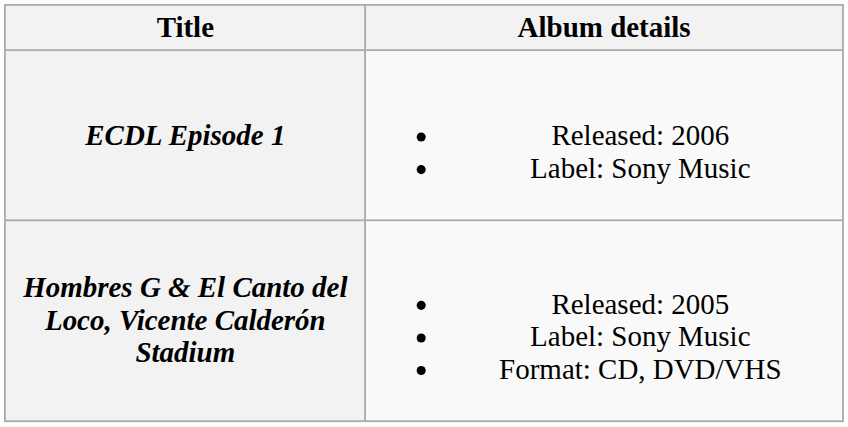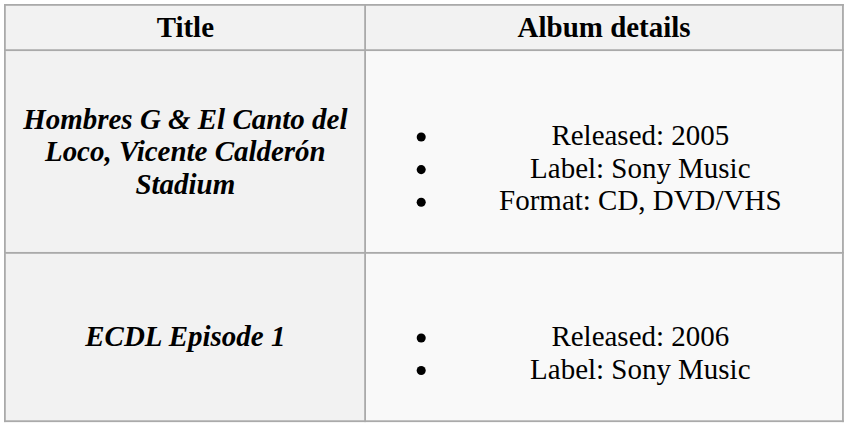rows swapped: (185, 320) <-> (185, 134)
